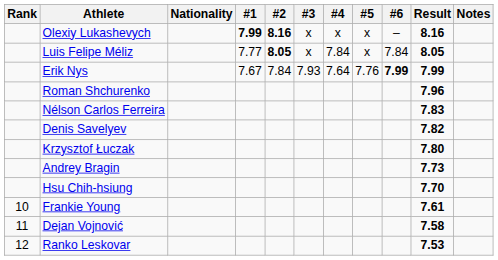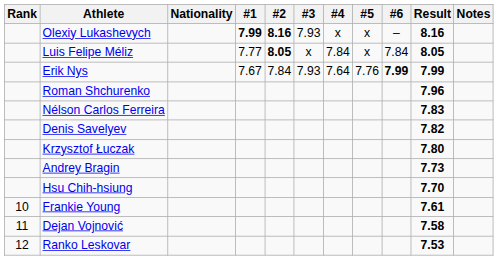(309, 33) x -> (309, 33) 7.93
